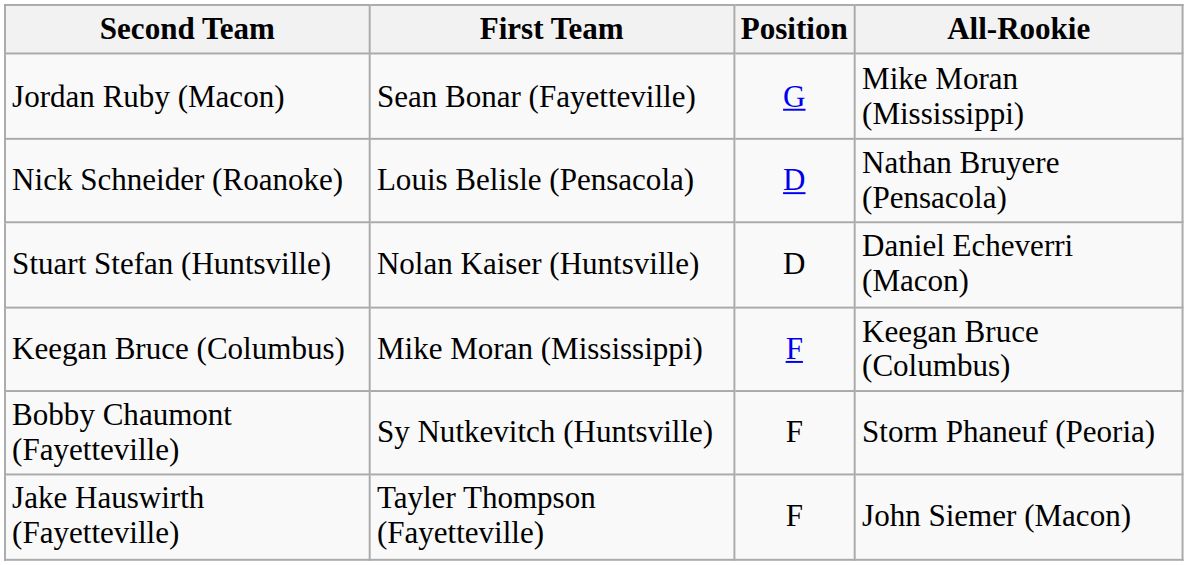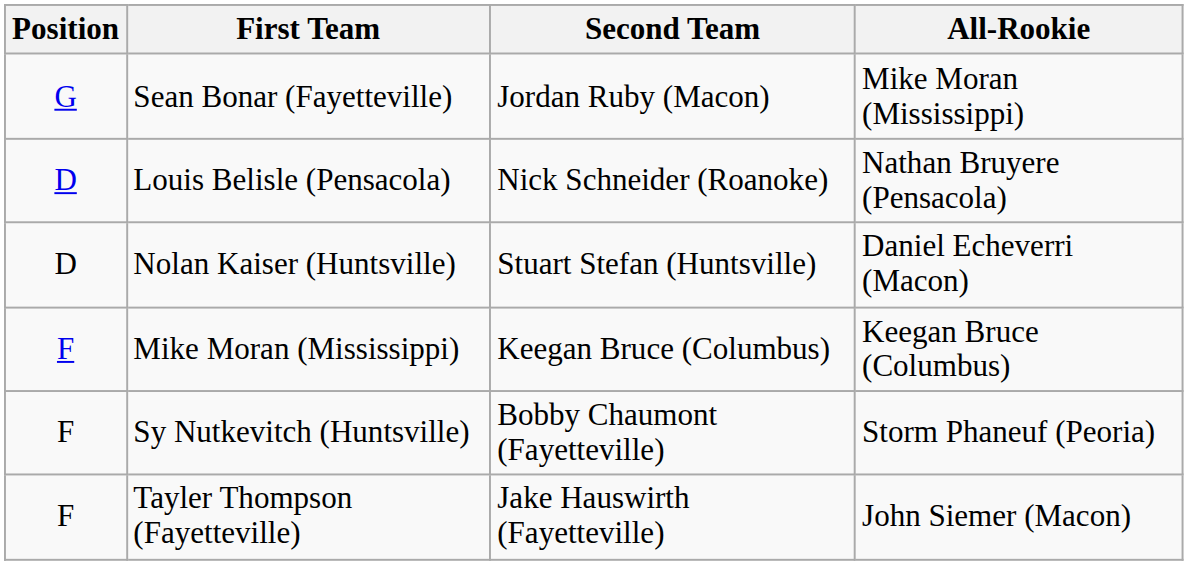columns swapped: (794, 29) <-> (187, 29)
